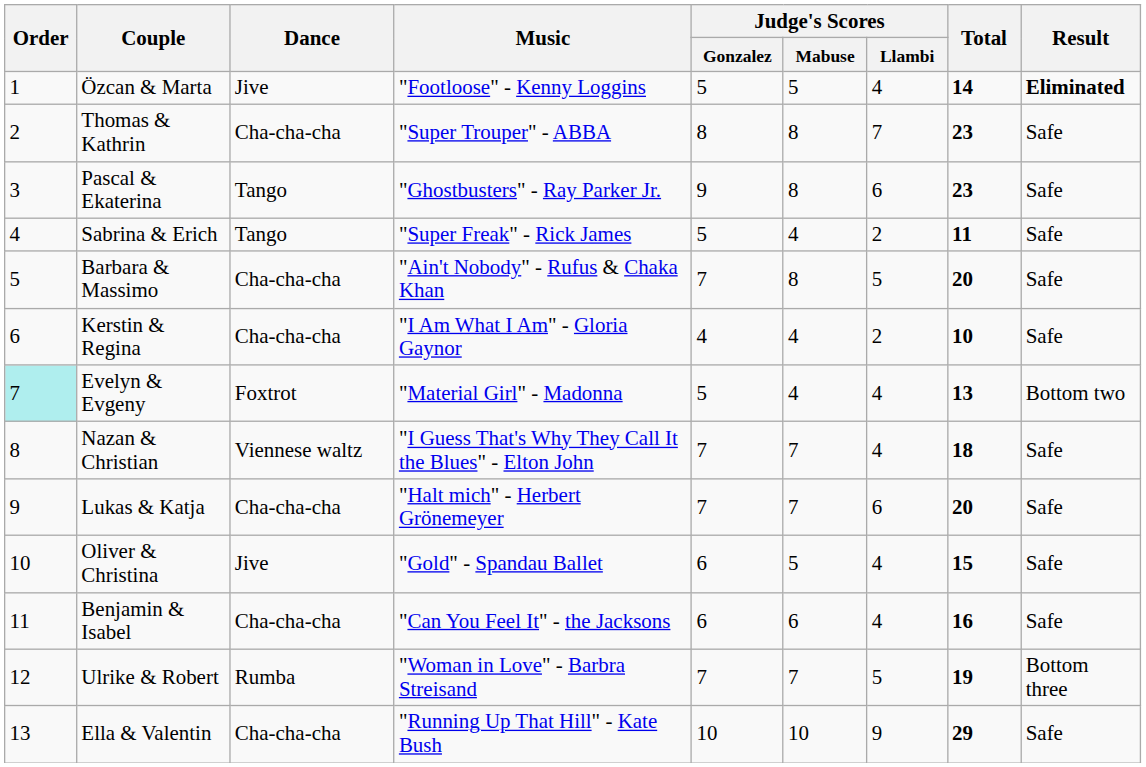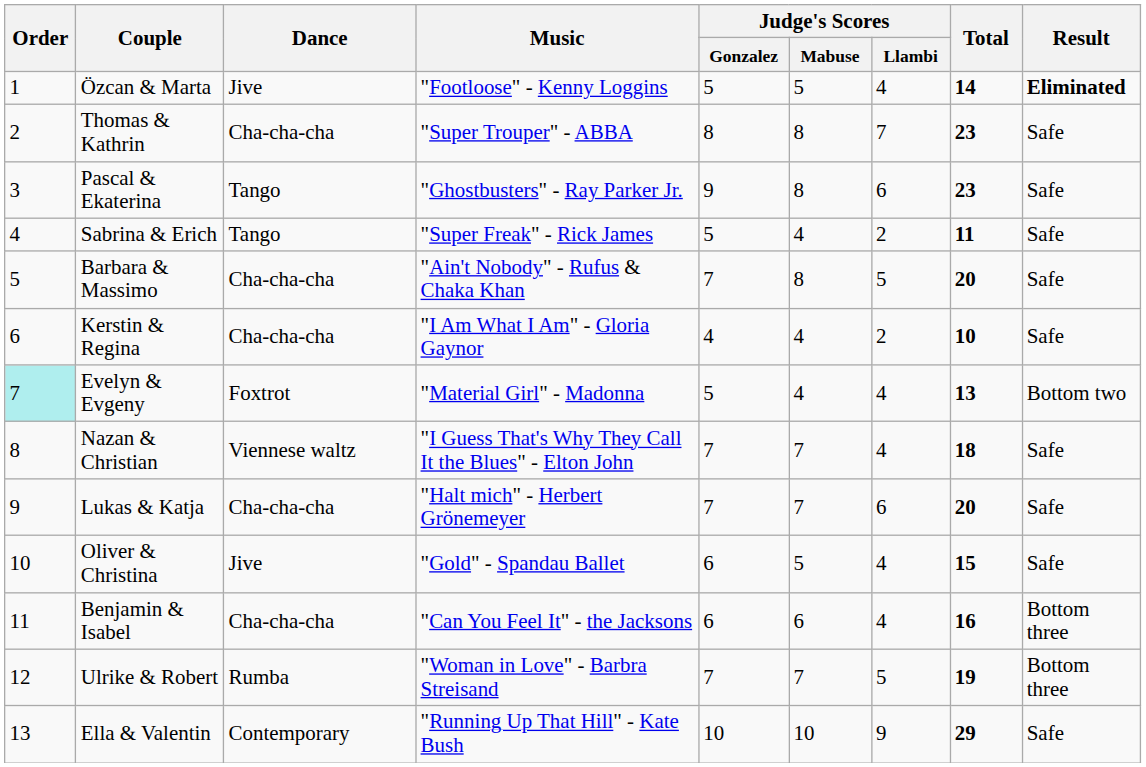(1044, 620) Safe -> (1058, 620) Bottom three
(288, 734) Cha-cha-cha -> (289, 734) Contemporary
